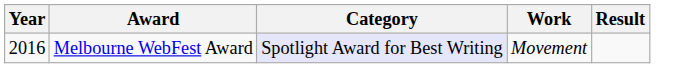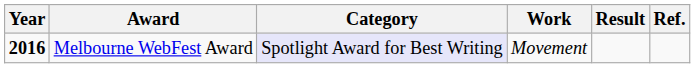+ column: (670, 18)
(27, 47) normal -> (27, 47) bold
